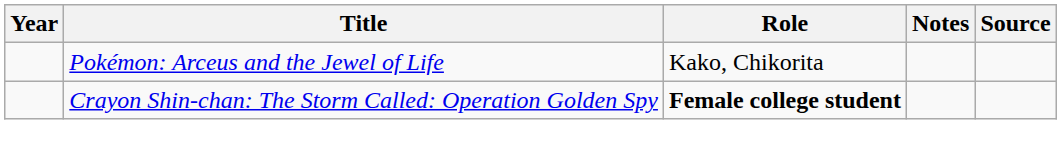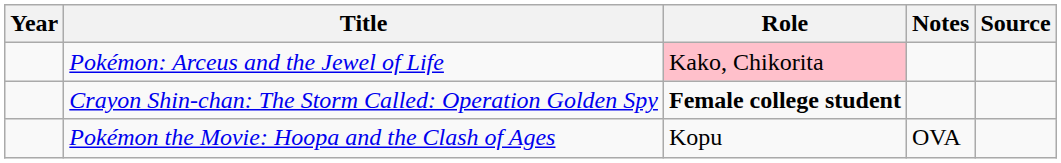(746, 61) no background -> (746, 61) pink background
+ row: (312, 137)
